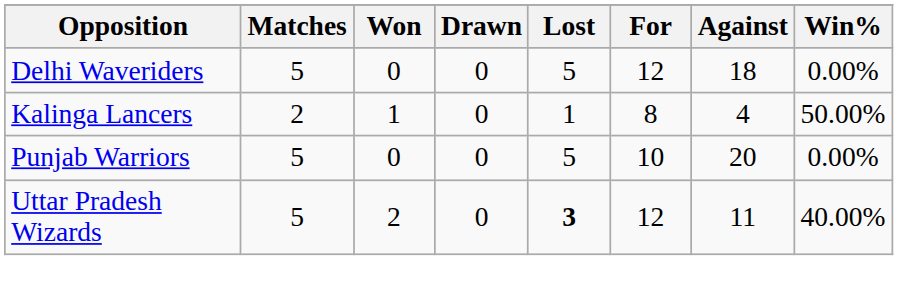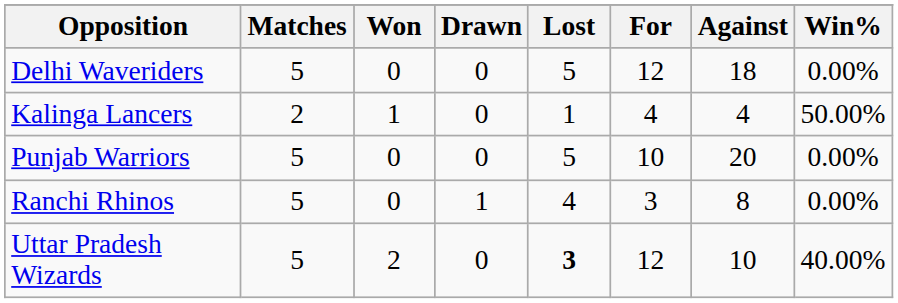(651, 113) 8 -> (651, 113) 4
+ row: (93, 200)
(743, 216) 11 -> (743, 260) 10
